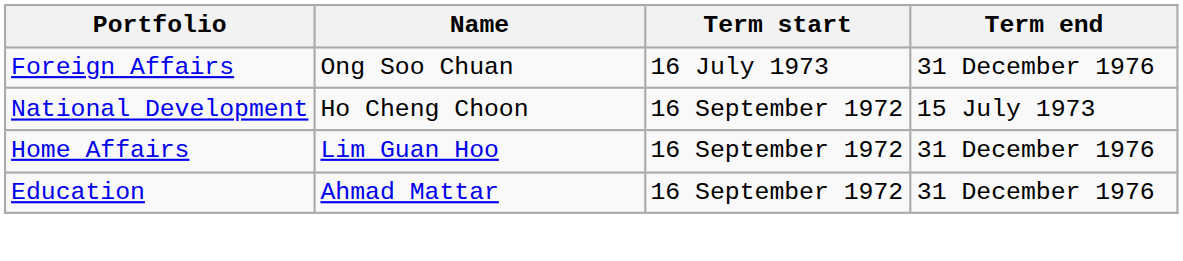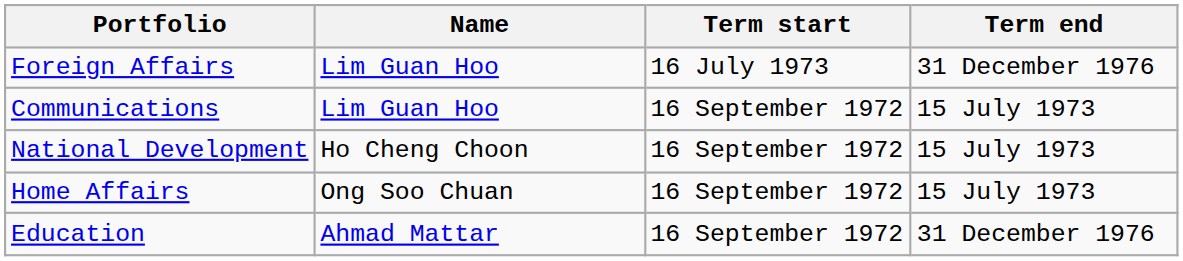(417, 67) Ong Soo Chuan -> (410, 67) Lim Guan Hoo
+ row: (115, 109)
(410, 151) Lim Guan Hoo -> (417, 192) Ong Soo Chuan
(1036, 151) 31 December 1976 -> (1006, 192) 15 July 1973
